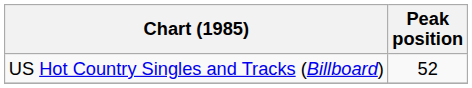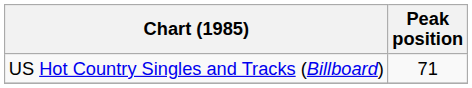(428, 68) 52 -> (428, 68) 71
